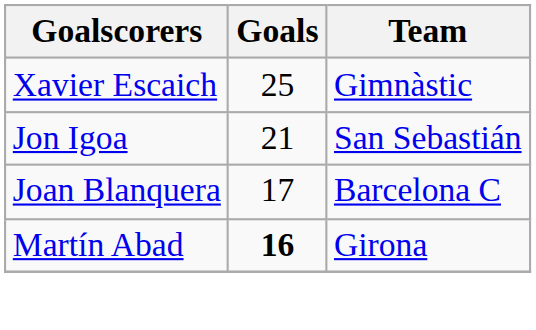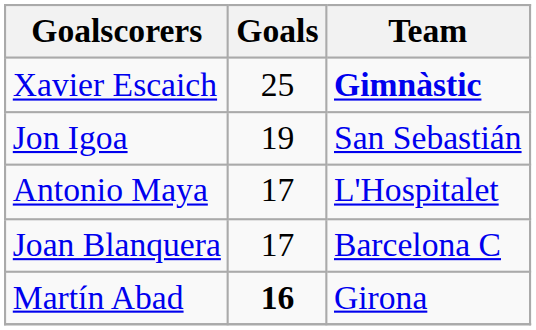(403, 84) normal -> (408, 84) bold
(277, 137) 21 -> (277, 137) 19
+ row: (110, 191)
